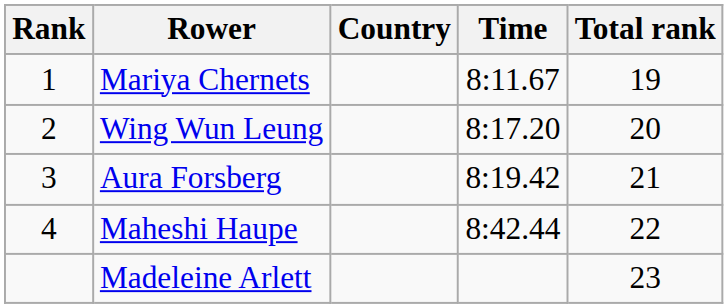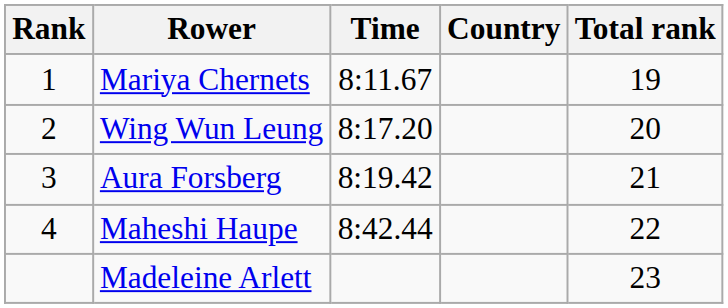columns swapped: (394, 29) <-> (513, 29)
